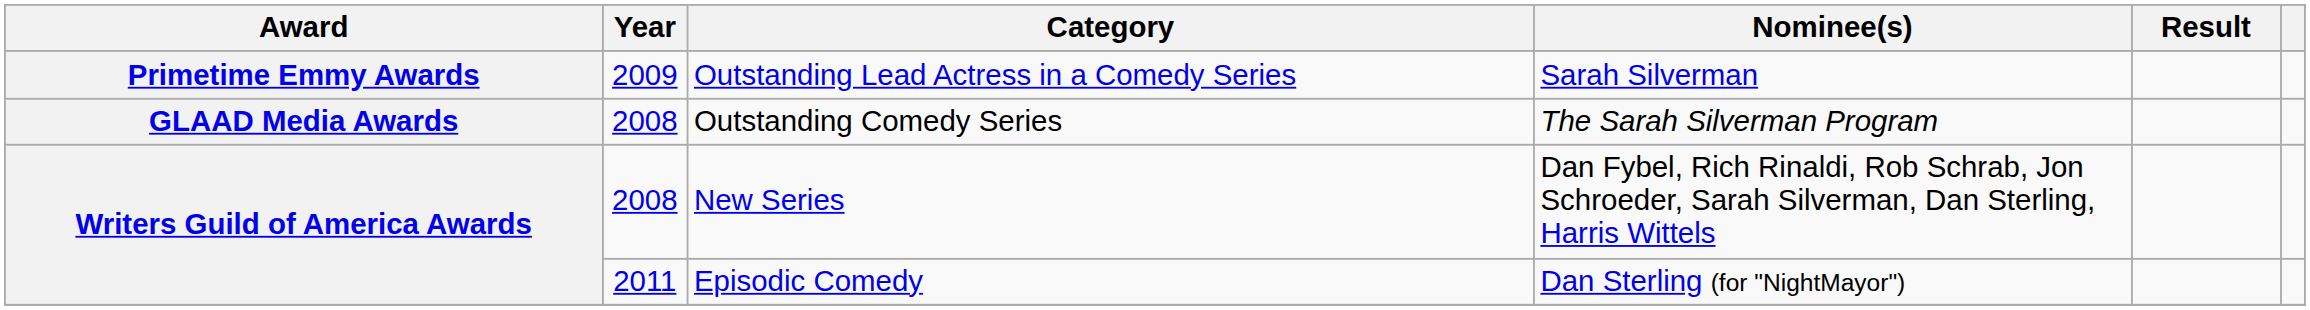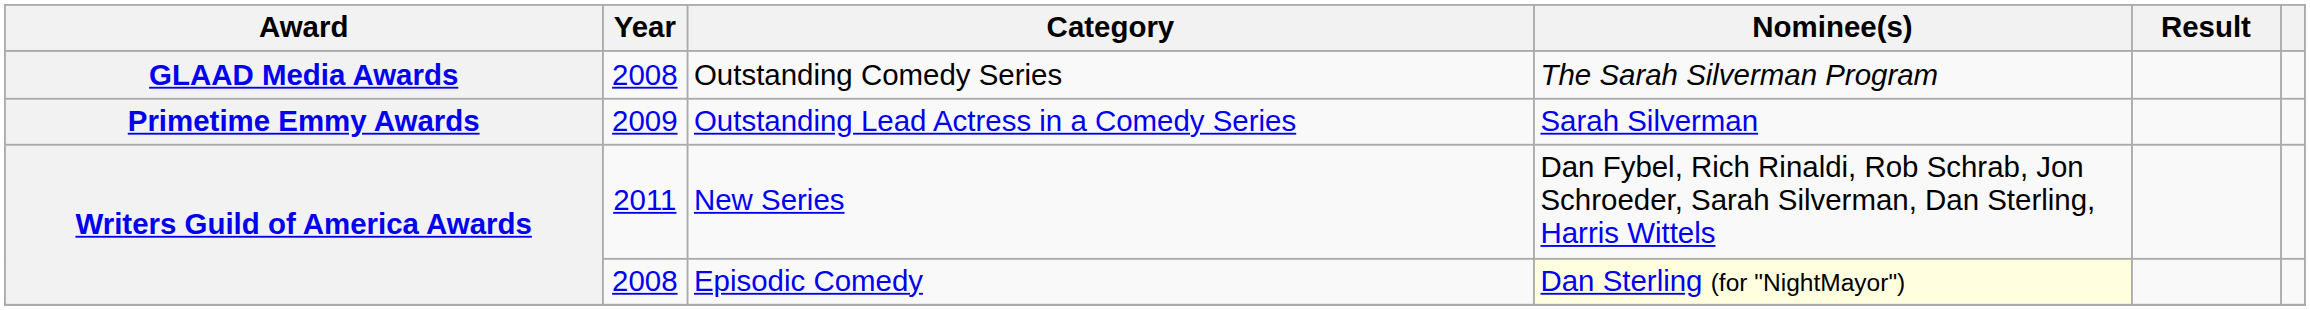rows swapped: (878, 121) <-> (995, 74)
(645, 201) 2008 -> (645, 201) 2011
(645, 280) 2011 -> (645, 280) 2008
(1723, 280) no background -> (1723, 280) lightyellow background
